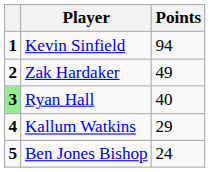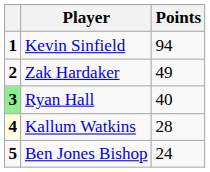(13, 126) no background -> (13, 126) lightyellow background
(164, 126) 29 -> (164, 126) 28
